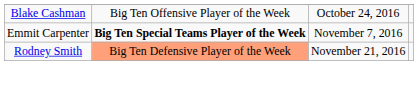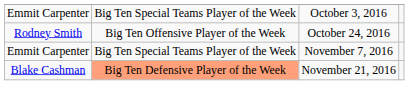+ row: (349, 13)
(48, 13) Blake Cashman -> (48, 32) Rodney Smith
(200, 32) bold -> (195, 51) normal
(48, 51) Rodney Smith -> (48, 70) Blake Cashman
